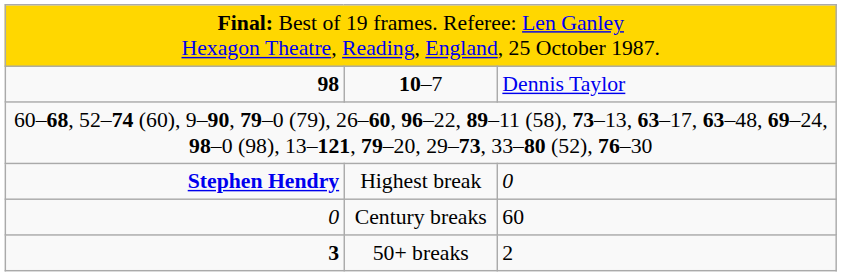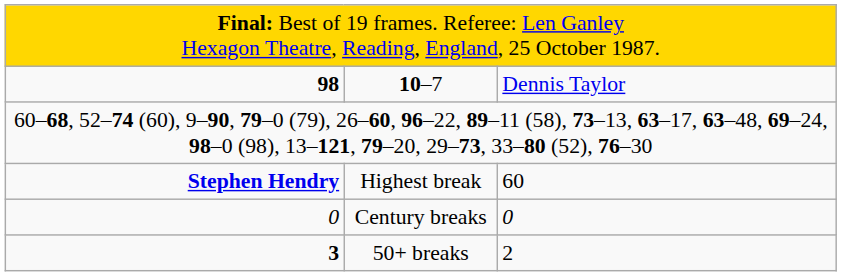(508, 181) 0 -> (513, 181) 60
(513, 217) 60 -> (508, 217) 0
